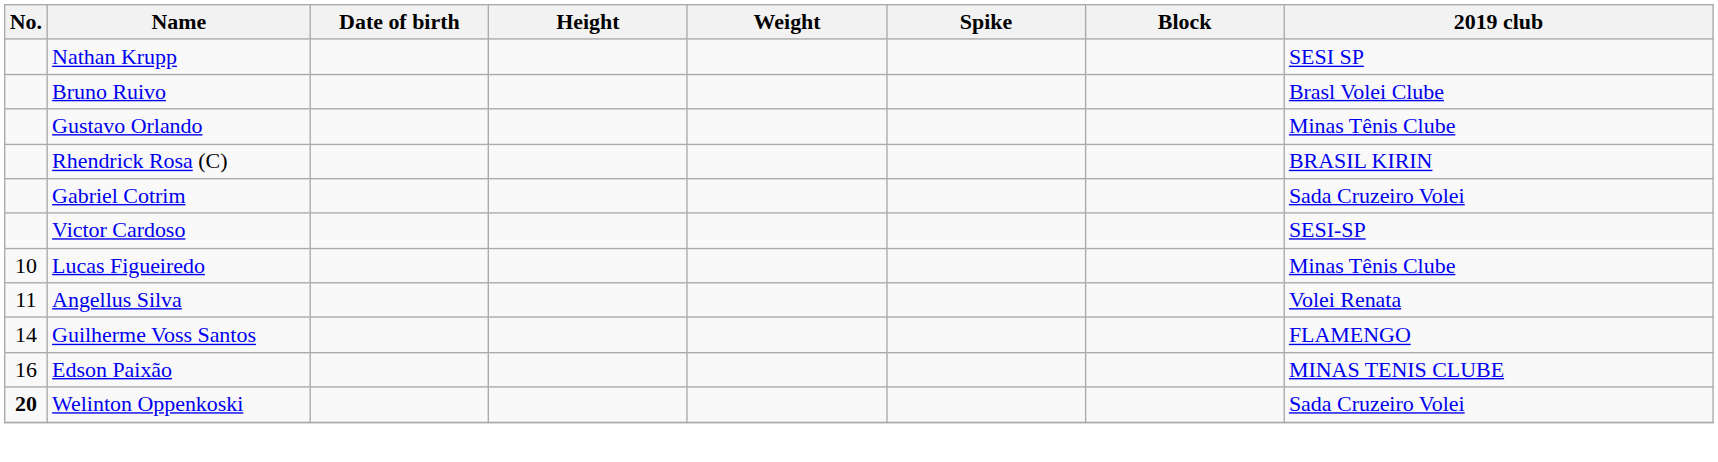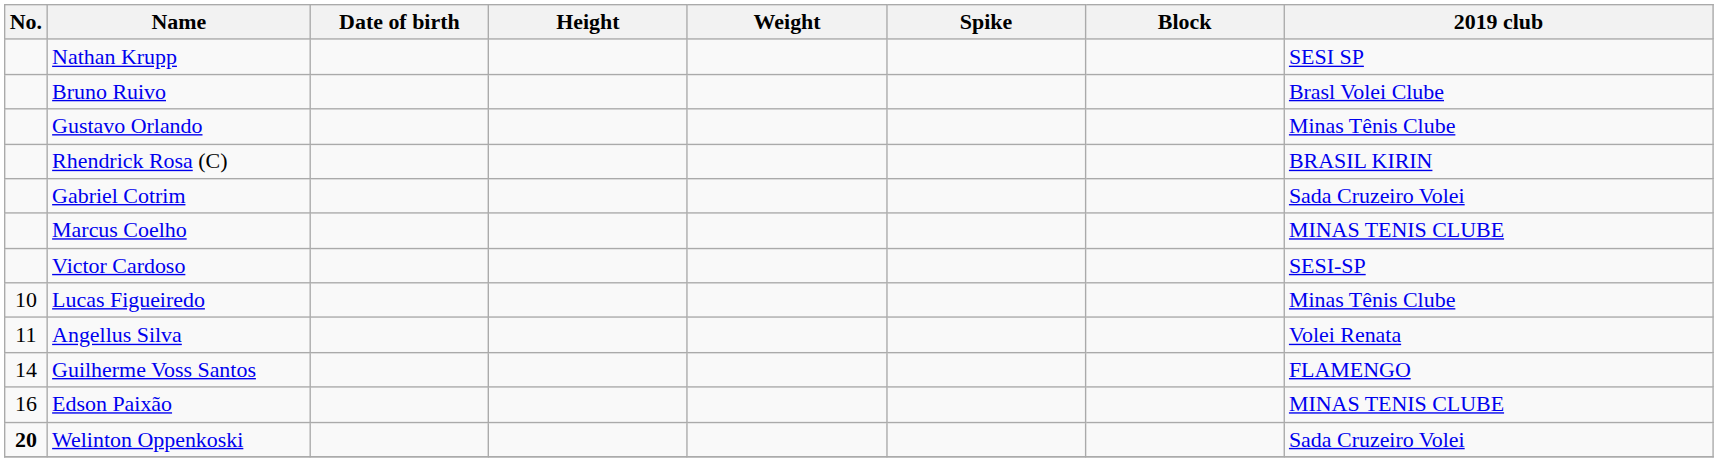+ row: (119, 230)
